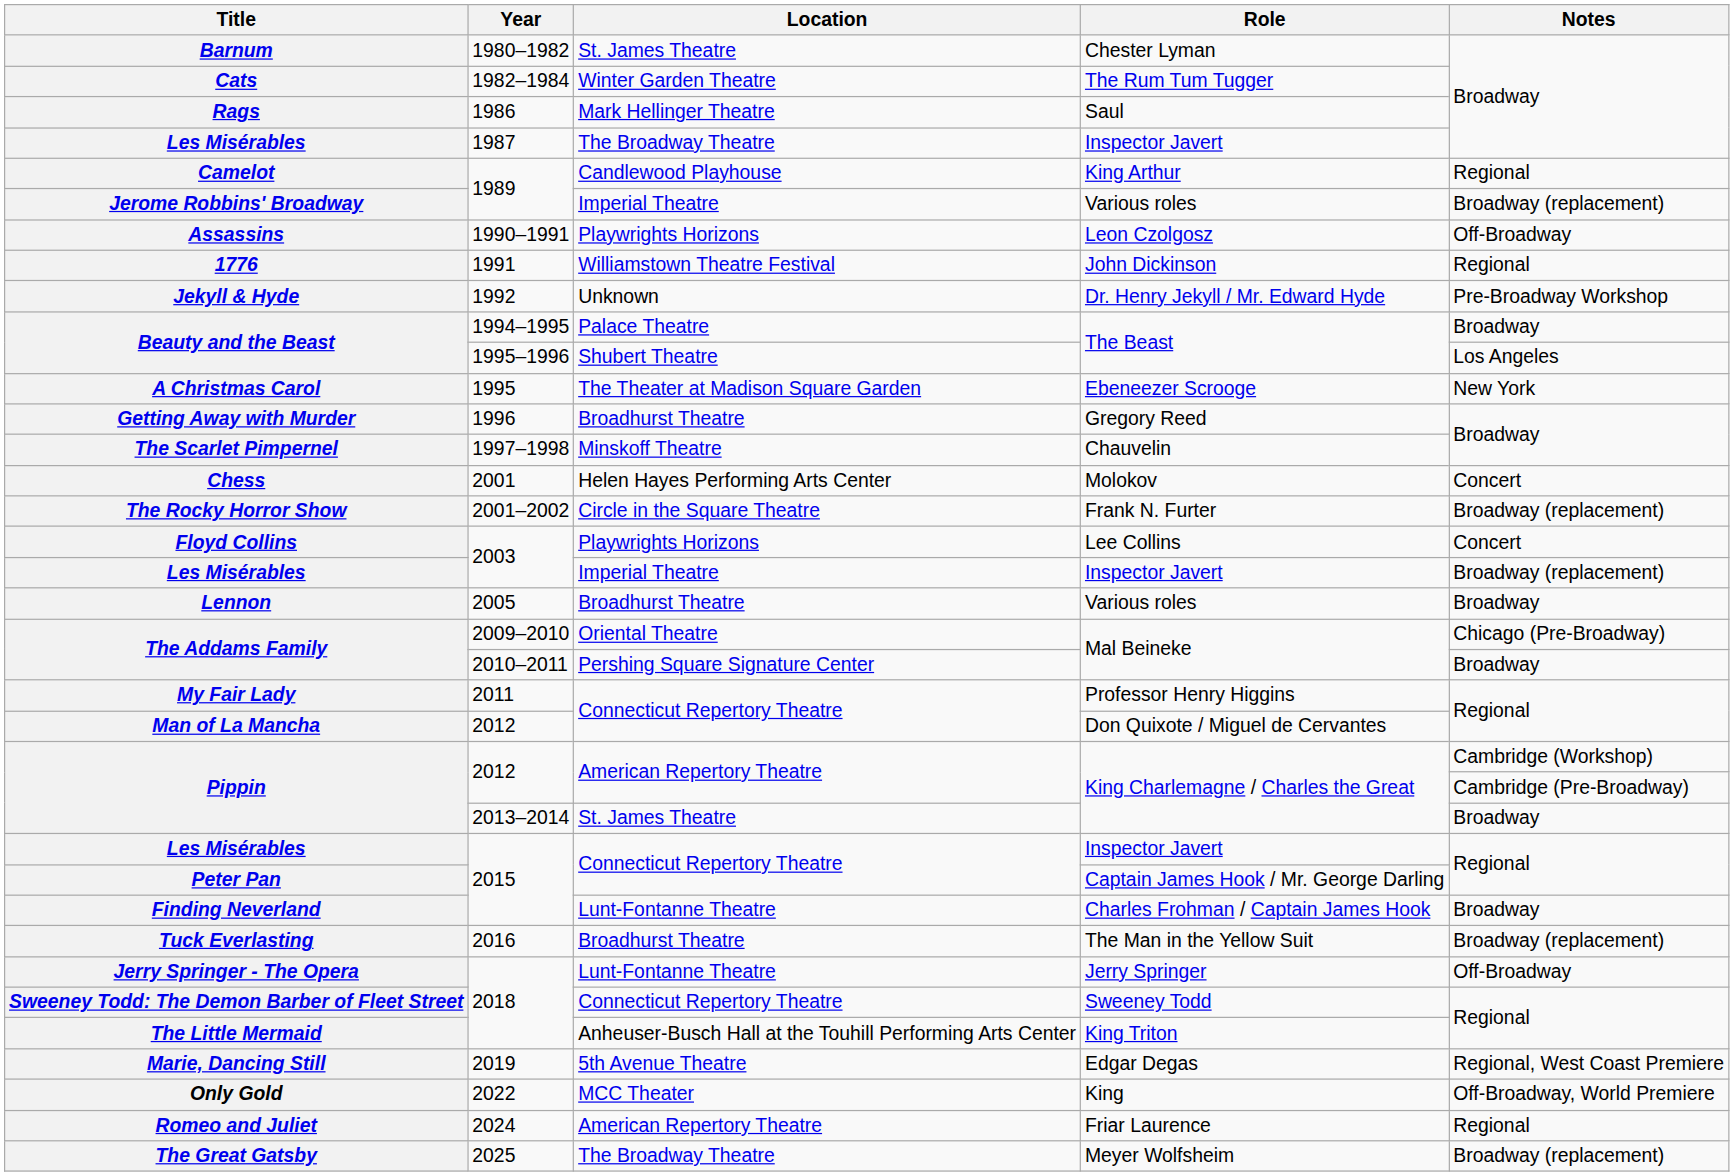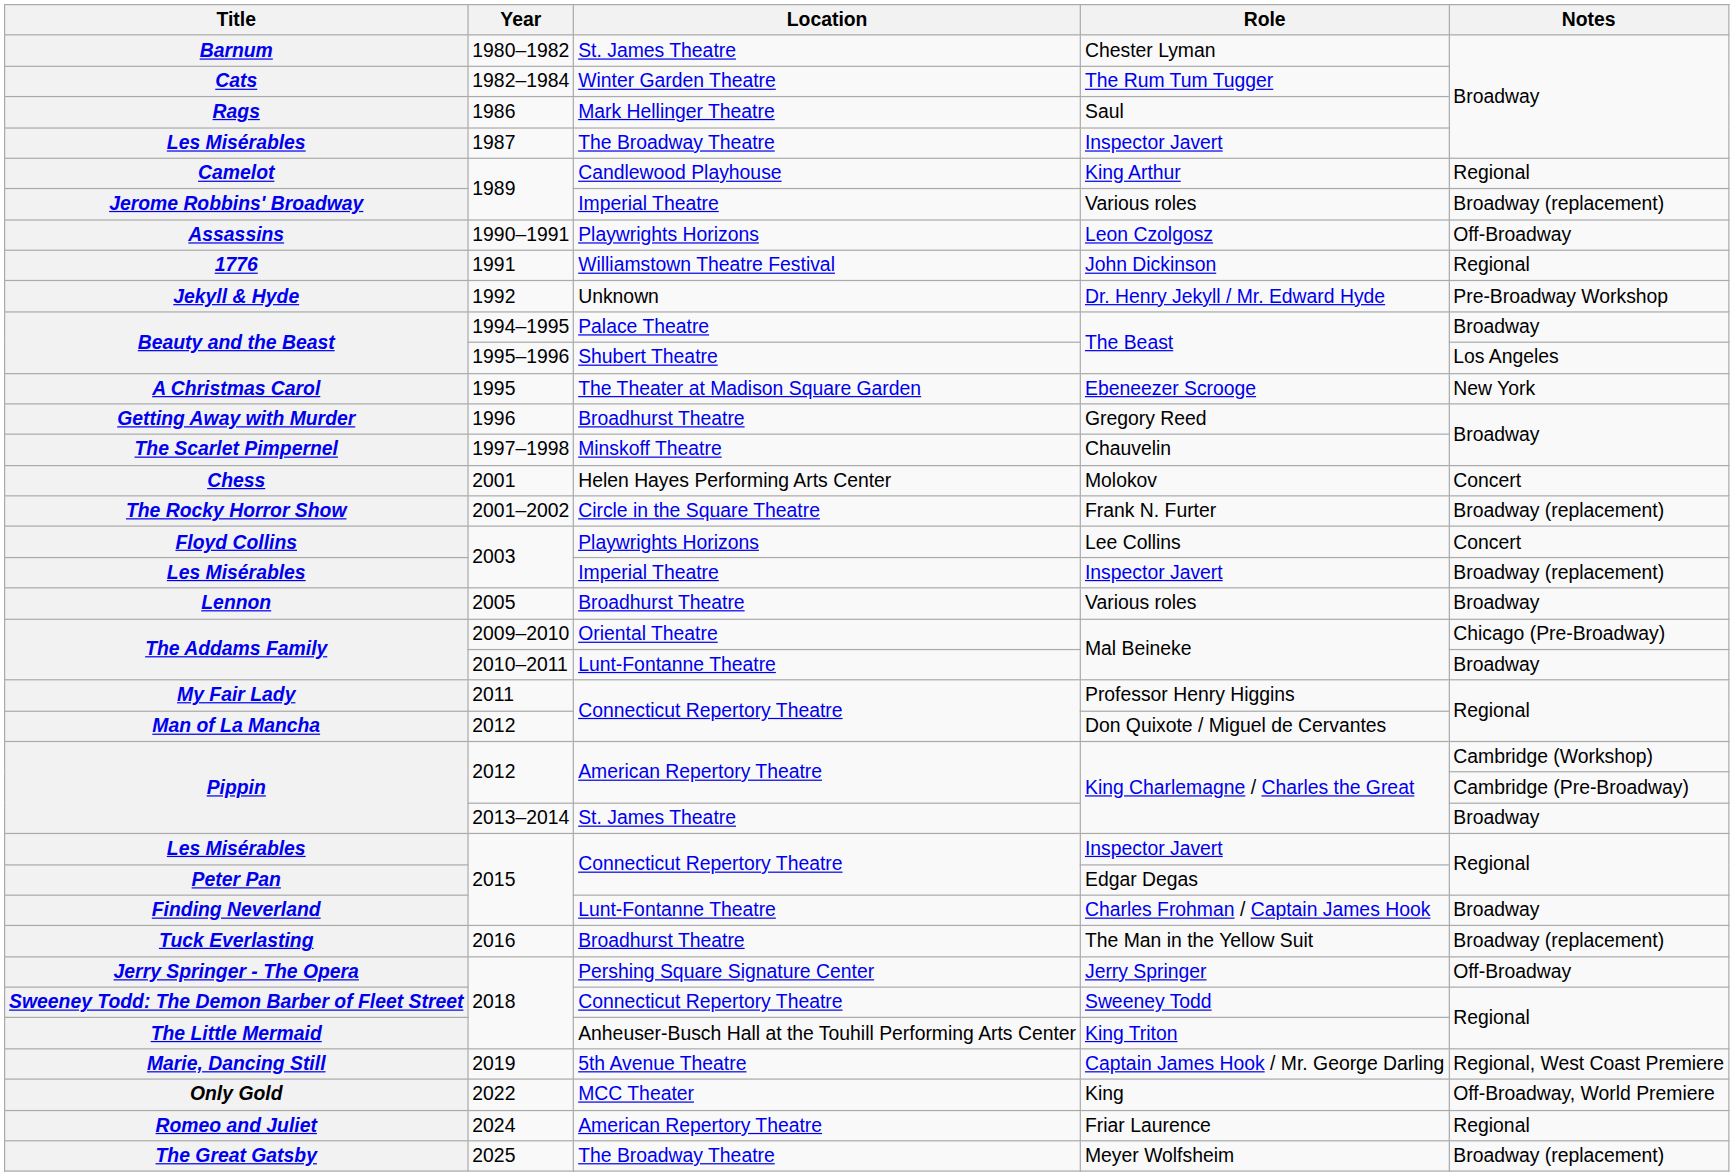(726, 664) Pershing Square Signature Center -> (677, 664) Lunt-Fontanne Theatre
(1265, 879) Captain James Hook / Mr. George Darling -> (1141, 879) Edgar Degas
(677, 971) Lunt-Fontanne Theatre -> (726, 971) Pershing Square Signature Center
(1141, 1063) Edgar Degas -> (1265, 1063) Captain James Hook / Mr. George Darling
